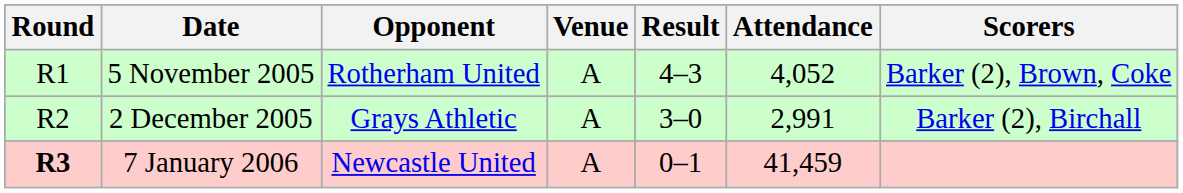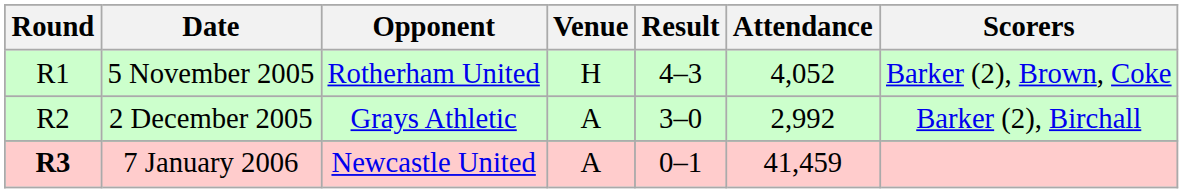(591, 72) A -> (591, 72) H
(803, 118) 2,991 -> (803, 118) 2,992
